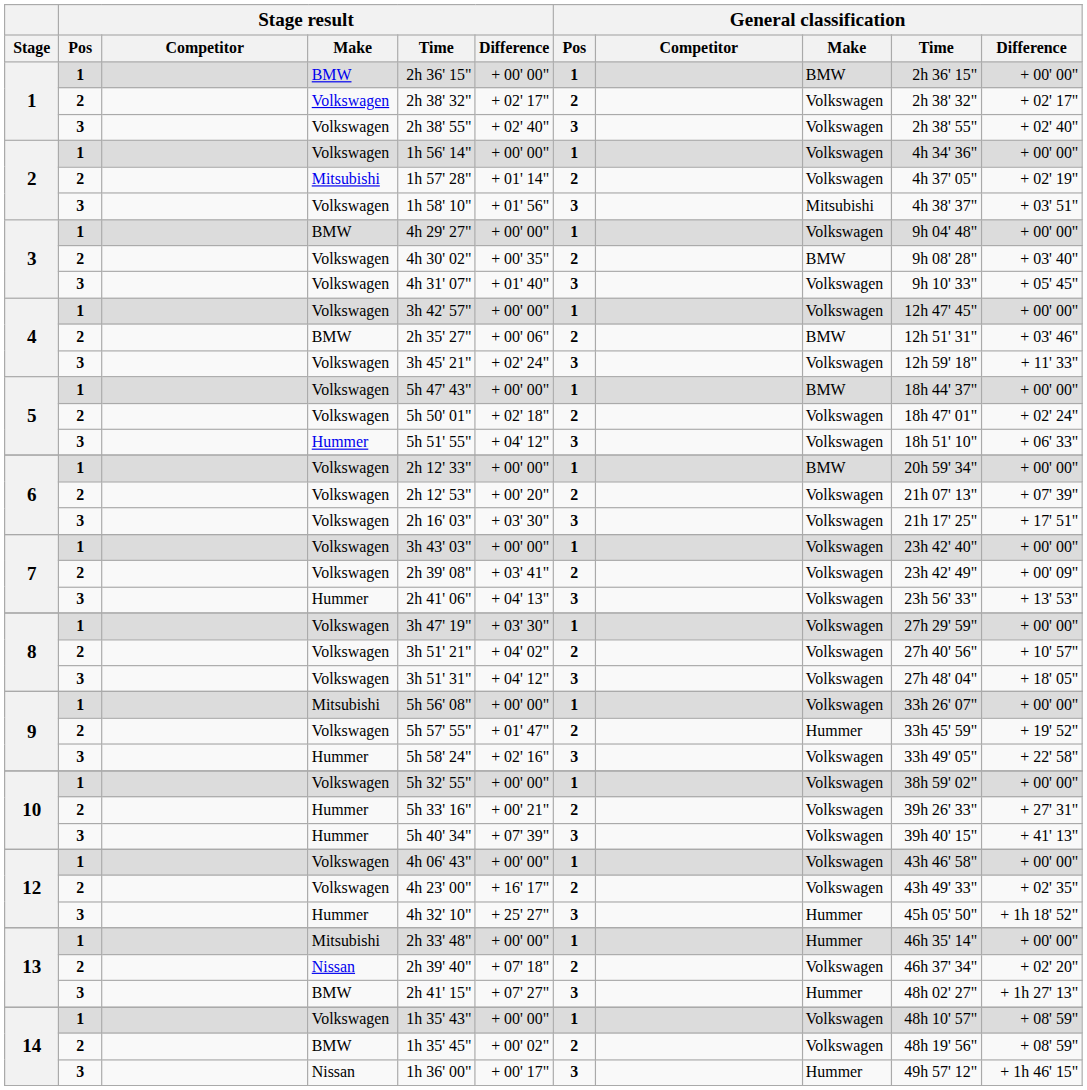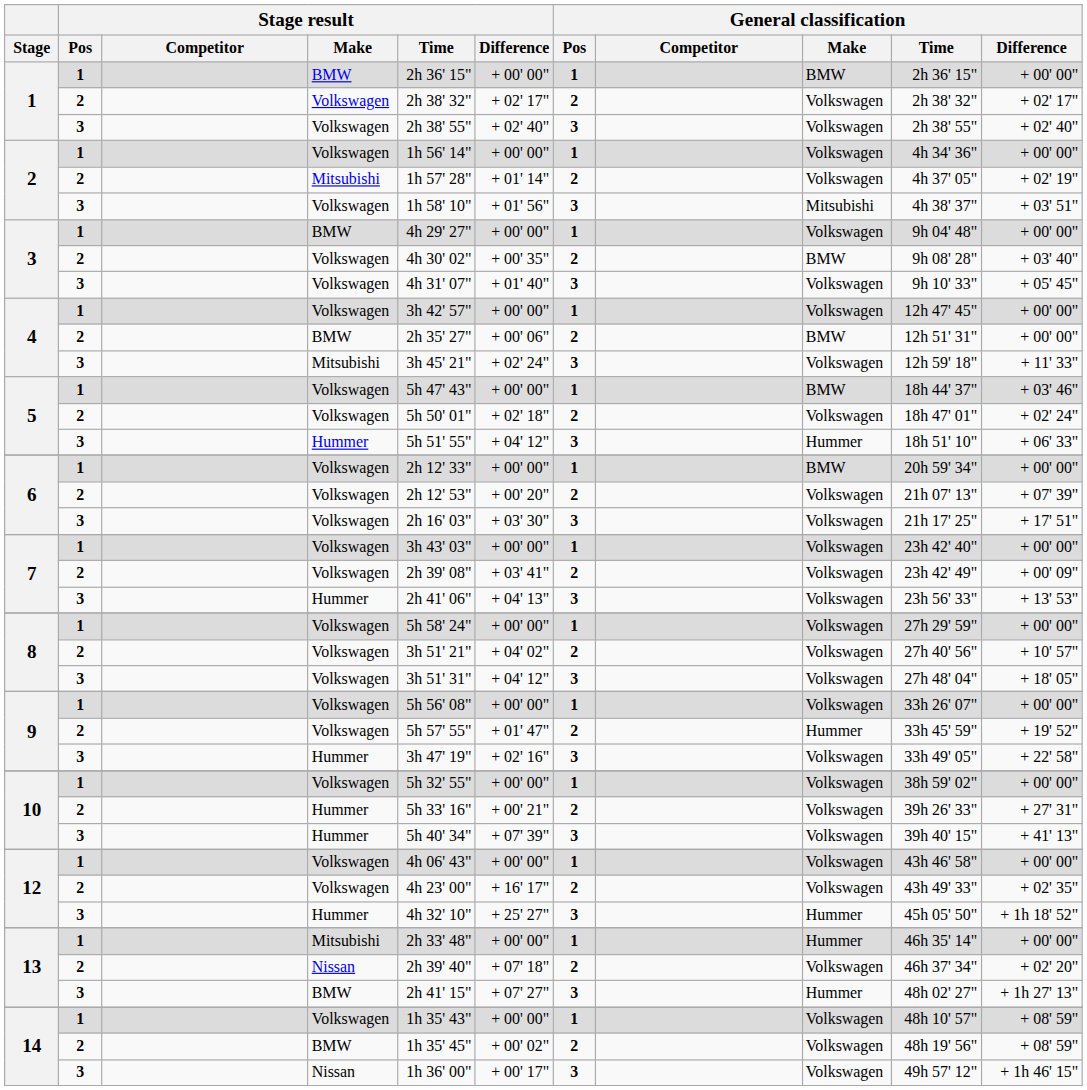(1049, 336) + 03' 46" -> (1049, 336) + 00' 00"
(350, 363) Volkswagen -> (346, 363) Mitsubishi
(1049, 389) + 00' 00" -> (1049, 389) + 03' 46"
(845, 441) Volkswagen -> (834, 441) Hummer
(439, 625) 3h 47' 19" -> (439, 625) 5h 58' 24"
(520, 625) + 03' 30" -> (520, 625) + 00' 00"
(346, 704) Mitsubishi -> (350, 704) Volkswagen
(439, 756) 5h 58' 24" -> (439, 756) 3h 47' 19"
(834, 1071) Hummer -> (845, 1071) Volkswagen
